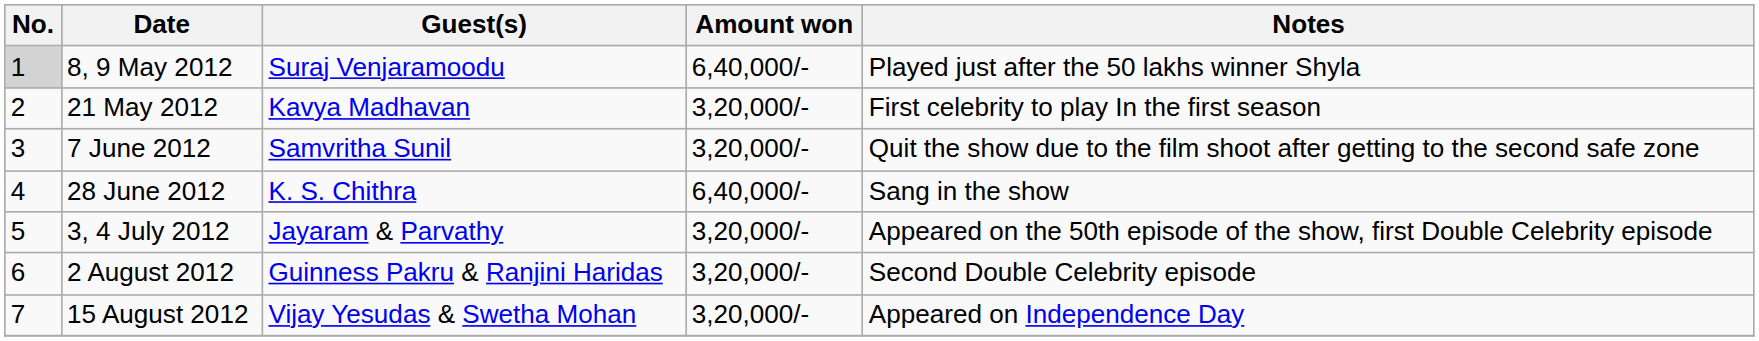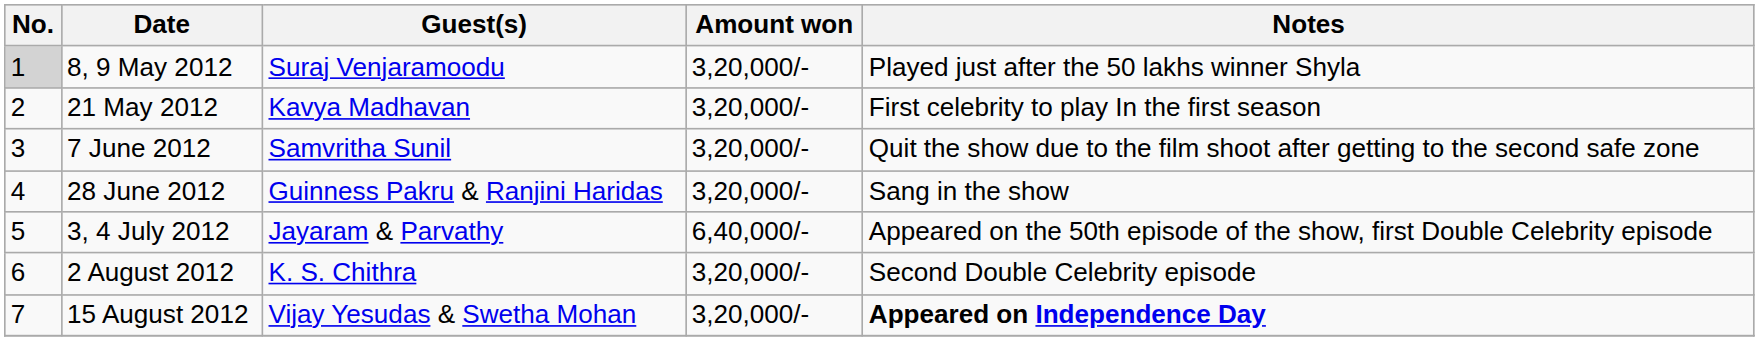(751, 66) 6,40,000/- -> (751, 66) 3,20,000/-
(342, 190) K. S. Chithra -> (466, 190) Guinness Pakru & Ranjini Haridas
(751, 190) 6,40,000/- -> (751, 190) 3,20,000/-
(751, 231) 3,20,000/- -> (751, 231) 6,40,000/-
(466, 273) Guinness Pakru & Ranjini Haridas -> (342, 273) K. S. Chithra
(1057, 314) normal -> (1067, 314) bold
